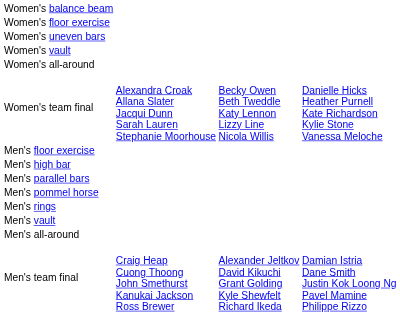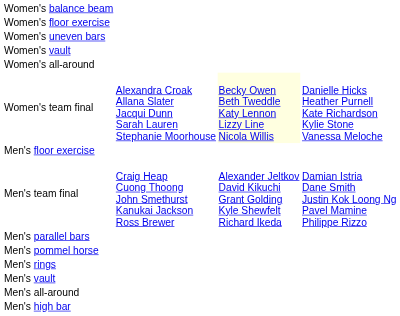(250, 113) no background -> (250, 113) lightyellow background
rows swapped: (37, 165) <-> (41, 278)
